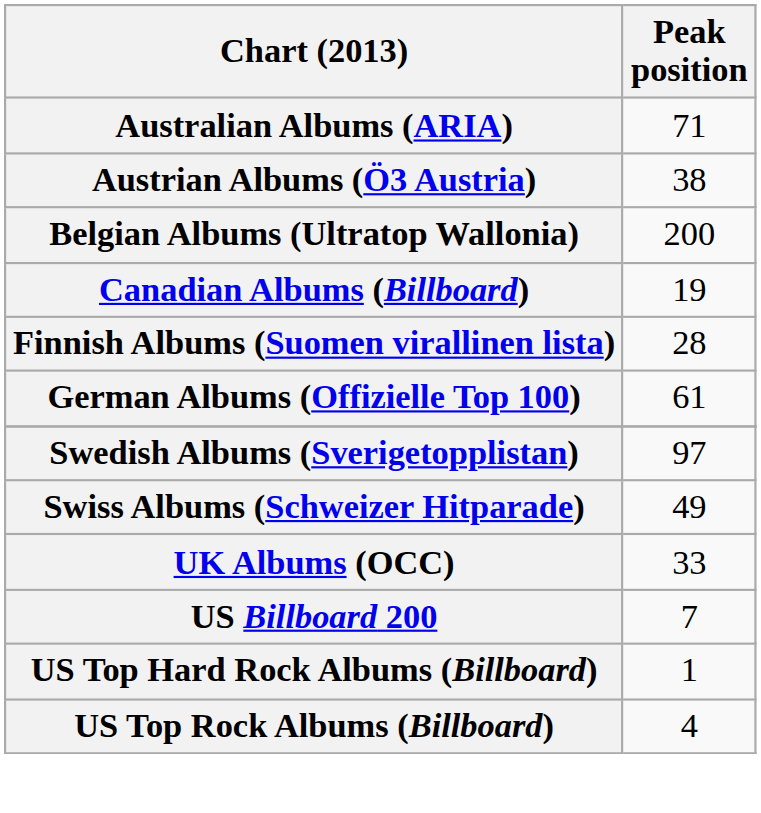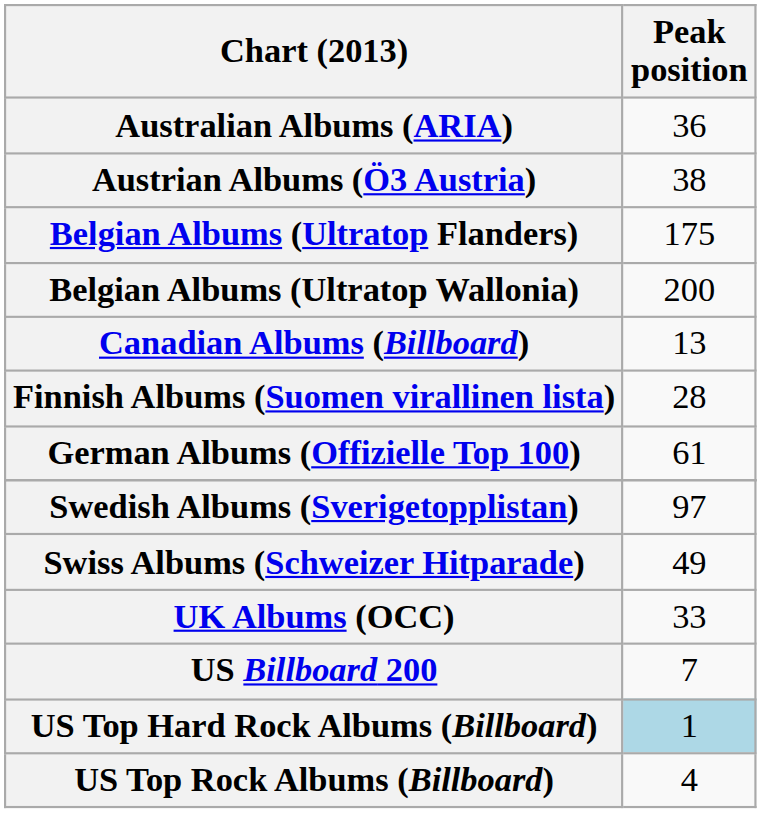(689, 125) 71 -> (689, 125) 36
+ row: (314, 234)
(689, 288) 19 -> (689, 343) 13
(689, 670) no background -> (689, 725) lightblue background
